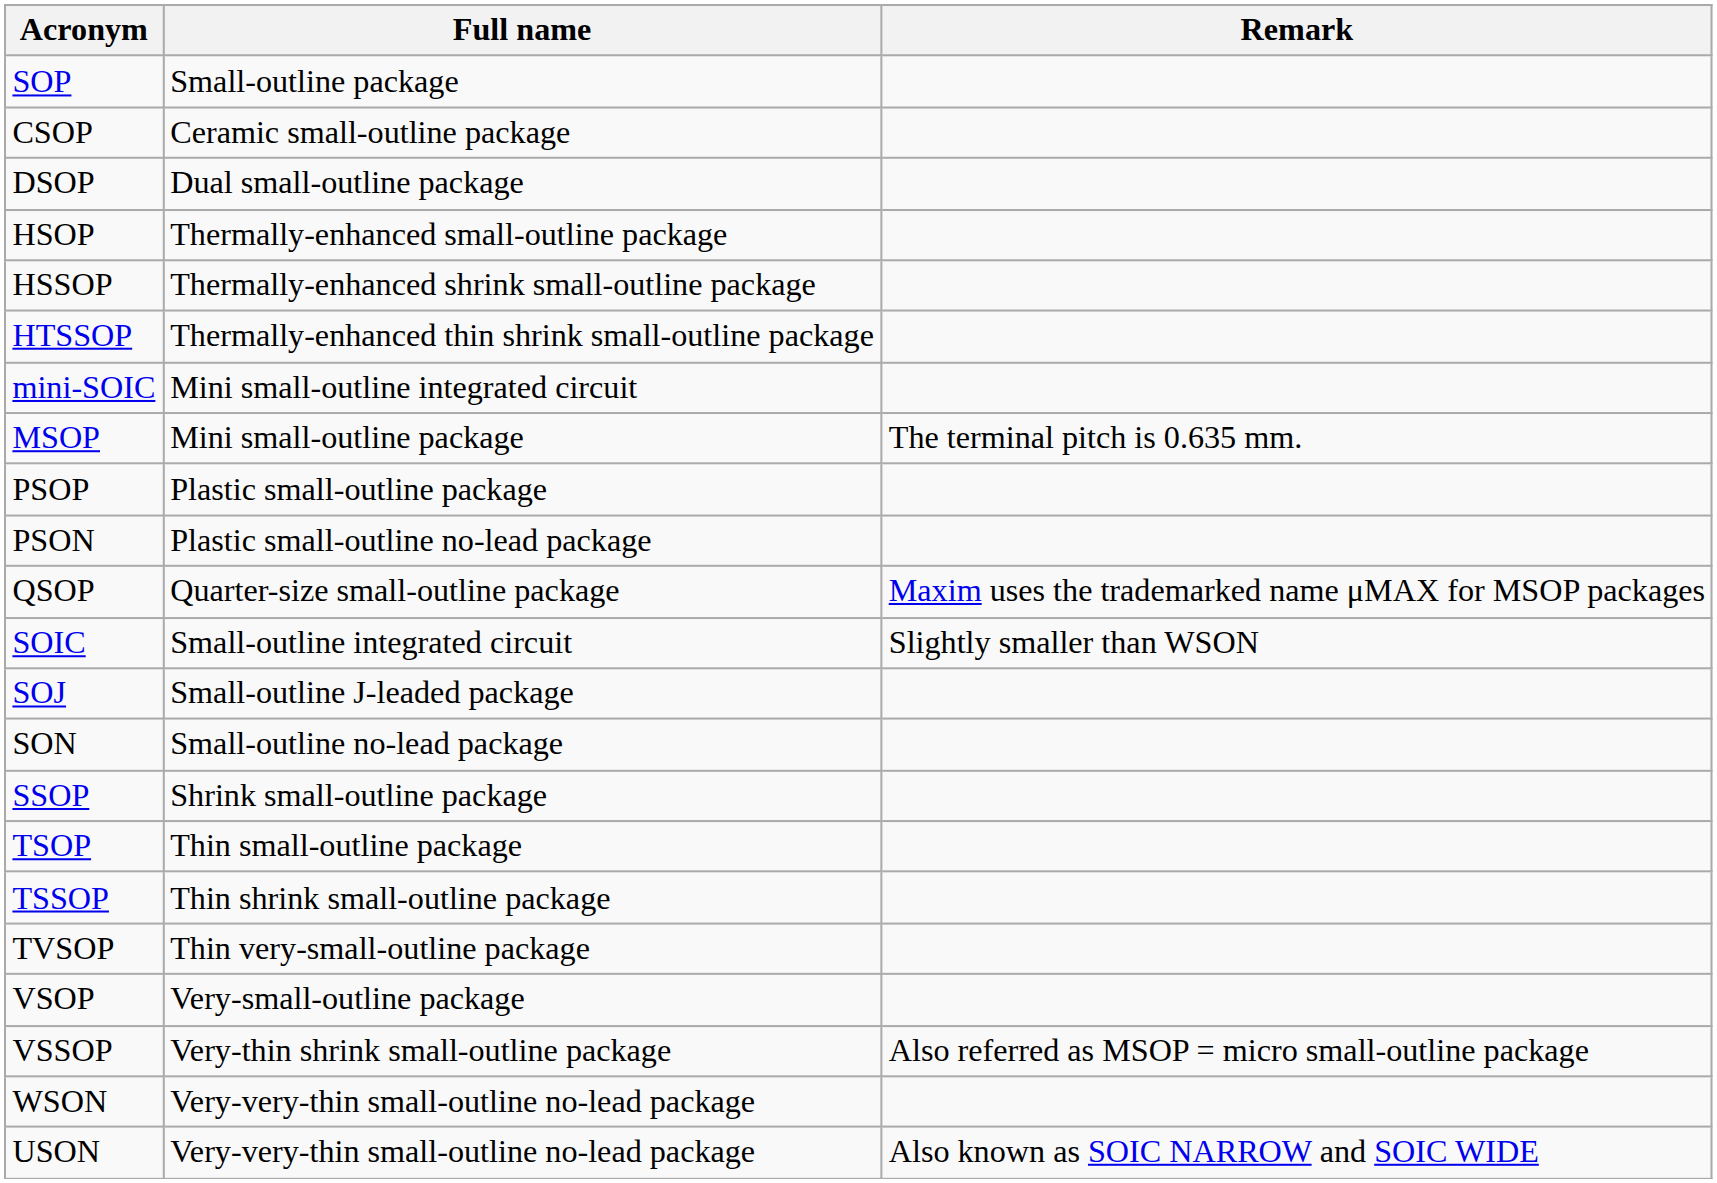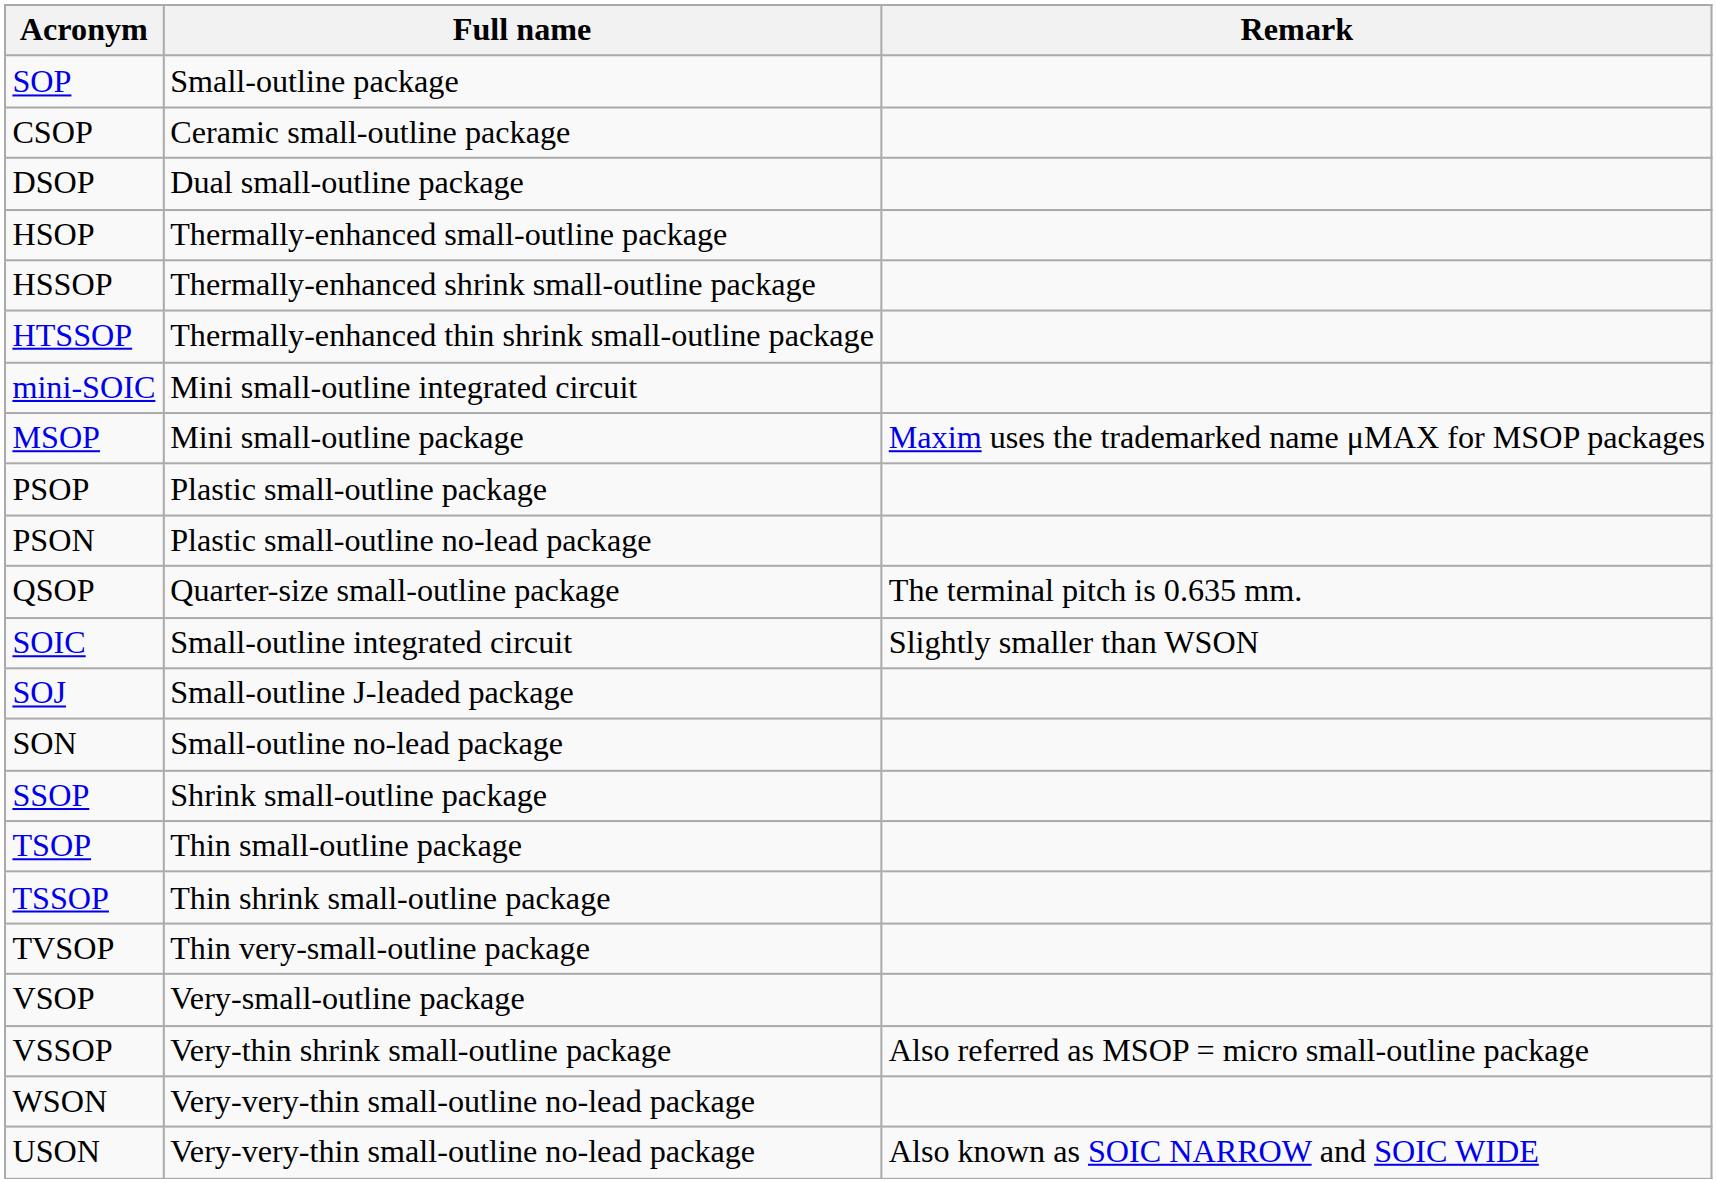(1096, 438) The terminal pitch is 0.635 mm. -> (1297, 438) Maxim uses the trademarked name μMAX for MSOP packages
(1297, 591) Maxim uses the trademarked name μMAX for MSOP packages -> (1096, 591) The terminal pitch is 0.635 mm.
